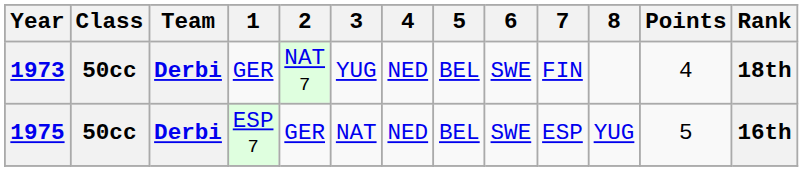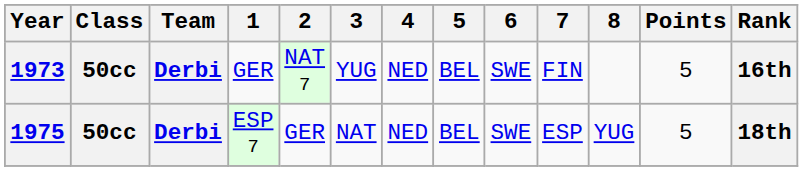(686, 73) 4 -> (686, 73) 5
(765, 73) 18th -> (765, 73) 16th
(765, 135) 16th -> (765, 135) 18th
